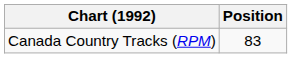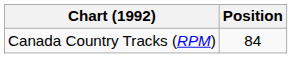(253, 40) 83 -> (253, 40) 84
